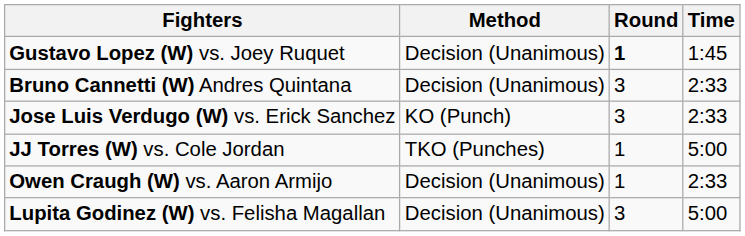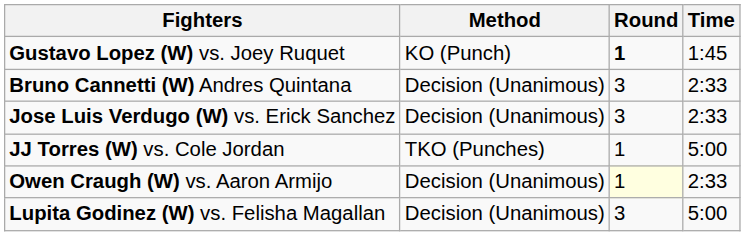(505, 52) Decision (Unanimous) -> (458, 52) KO (Punch)
(458, 117) KO (Punch) -> (505, 117) Decision (Unanimous)
(620, 181) no background -> (620, 181) lightyellow background
